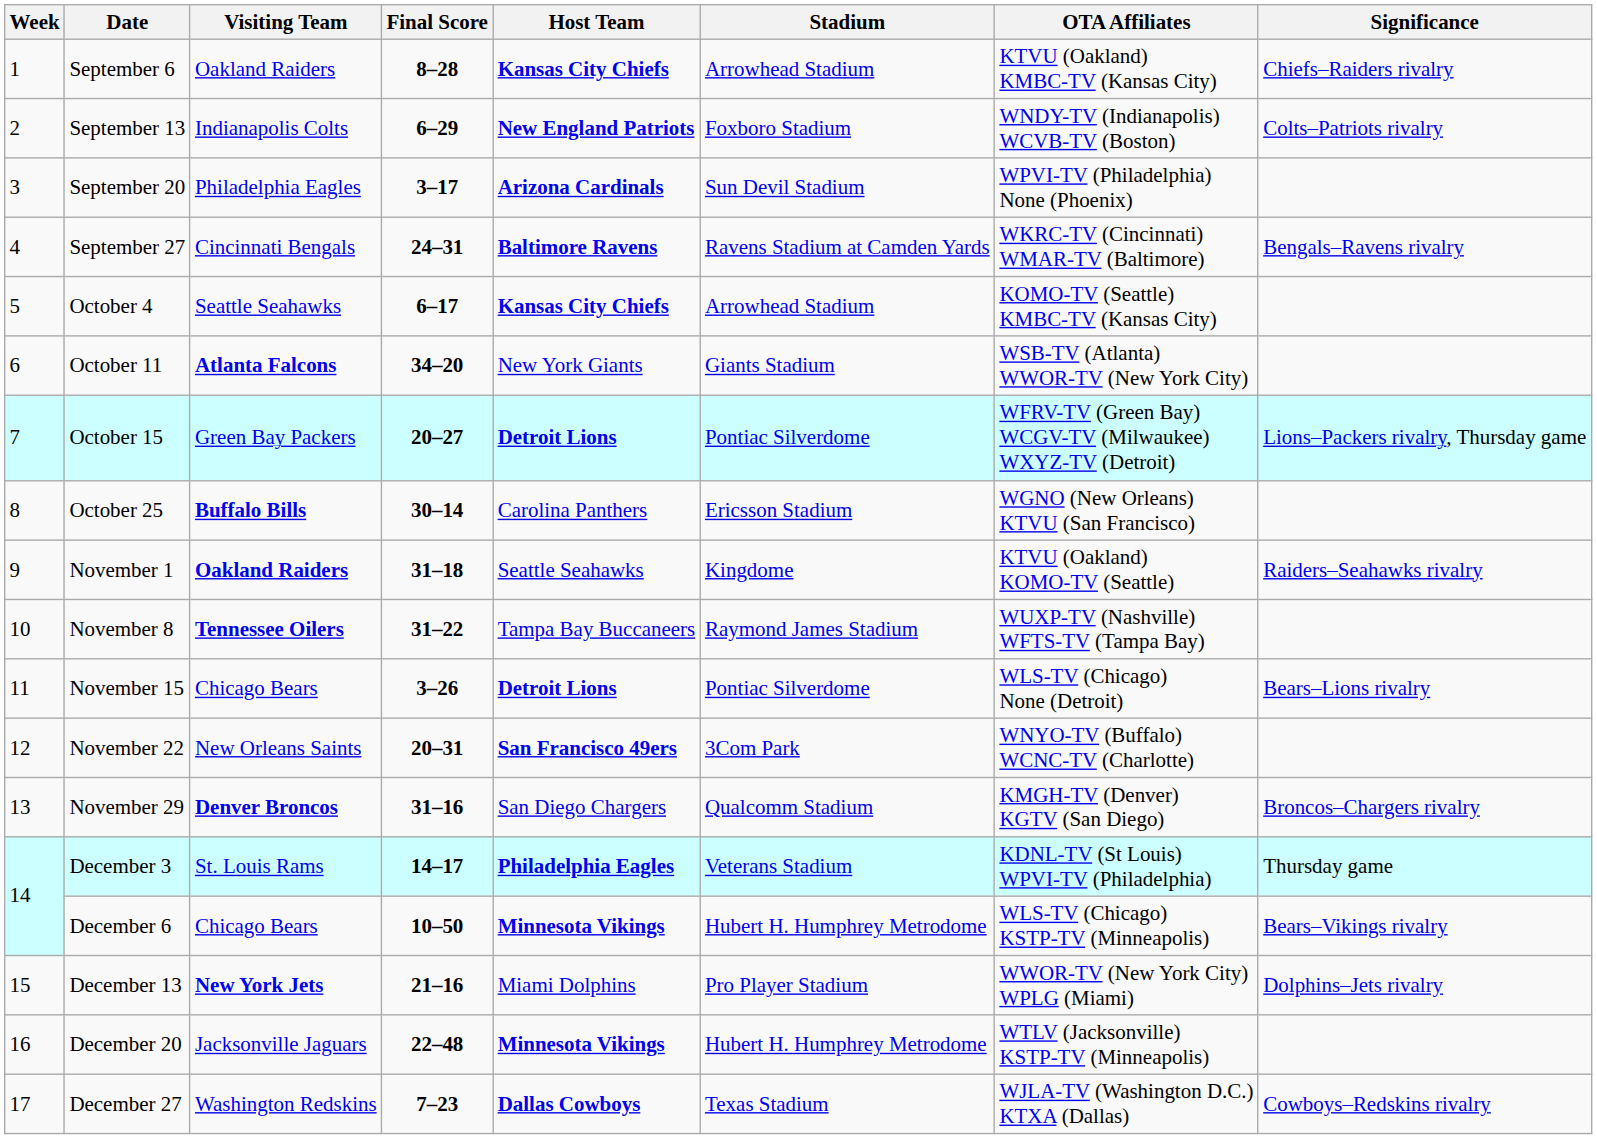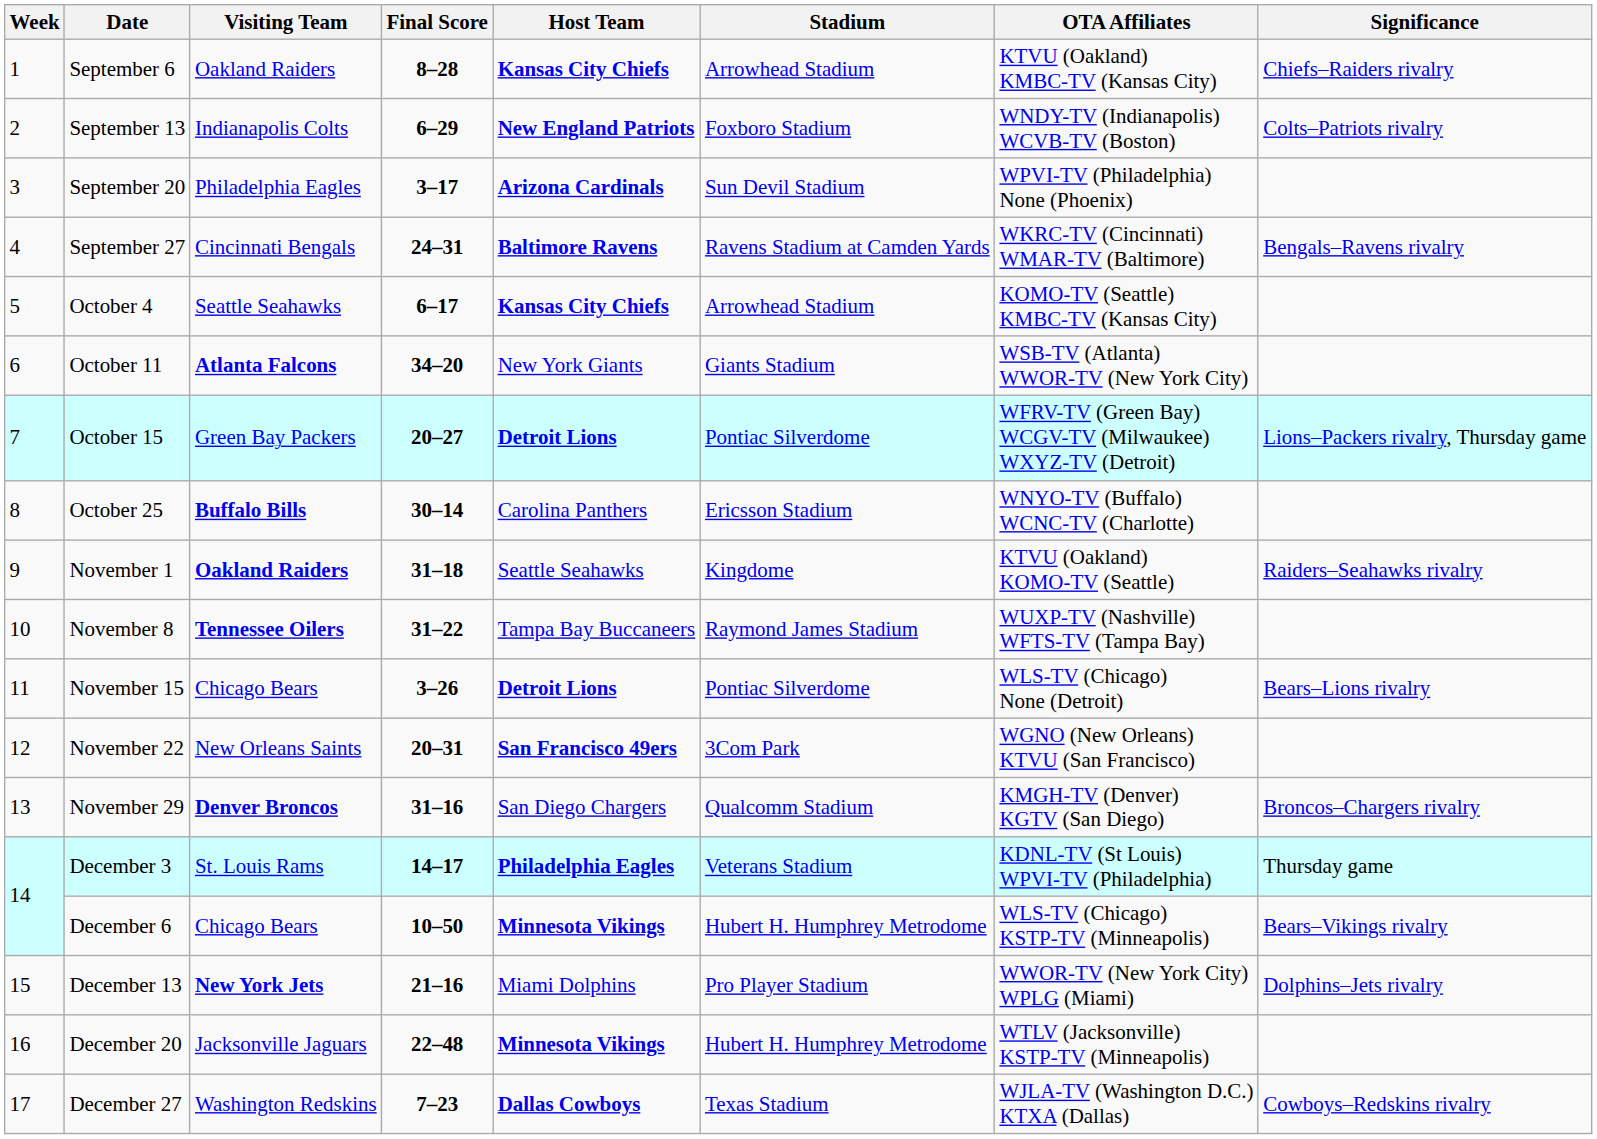(1097, 509) WGNO (New Orleans) KTVU (San Francisco) -> (1097, 509) WNYO-TV (Buffalo) WCNC-TV (Charlotte)
(1097, 747) WNYO-TV (Buffalo) WCNC-TV (Charlotte) -> (1097, 747) WGNO (New Orleans) KTVU (San Francisco)
